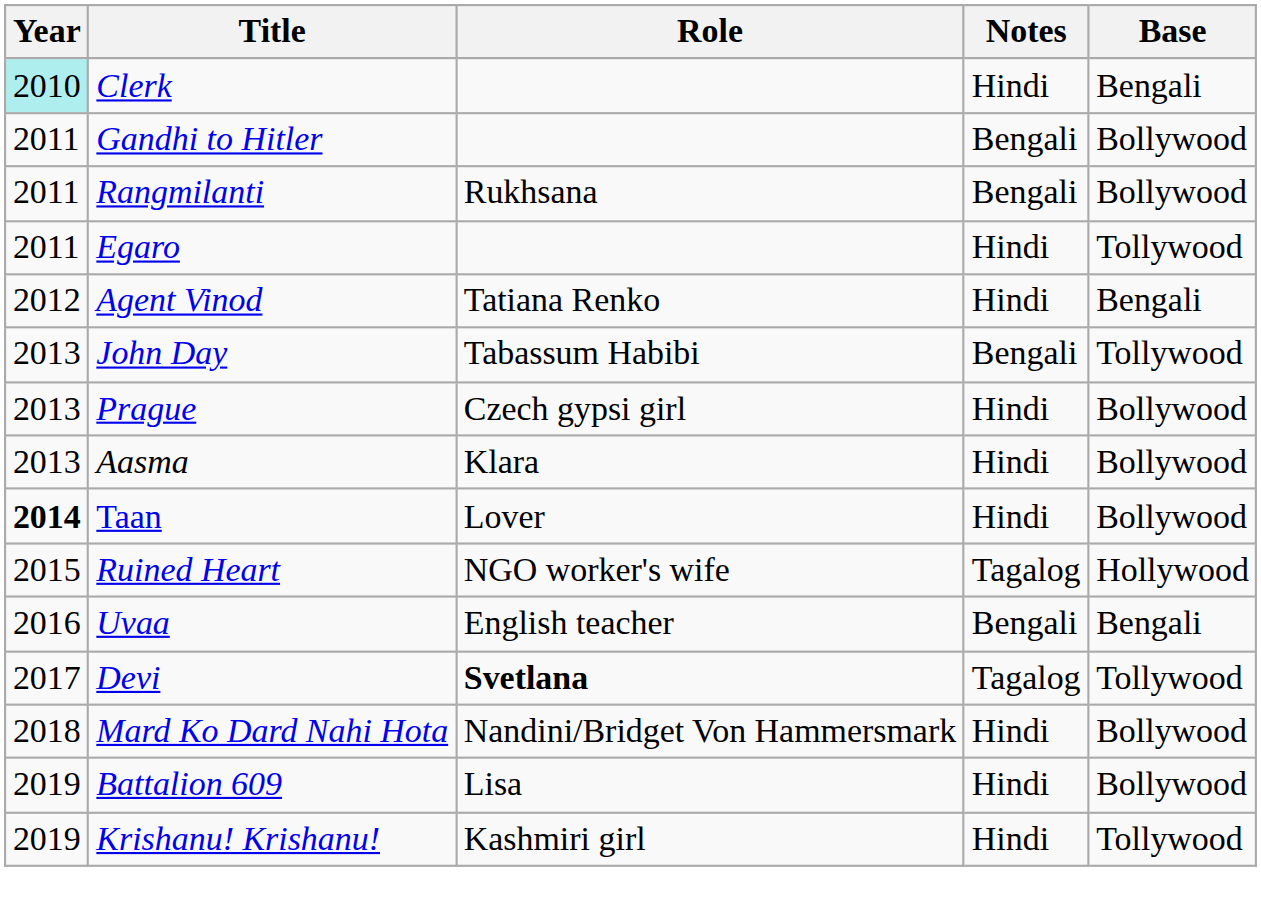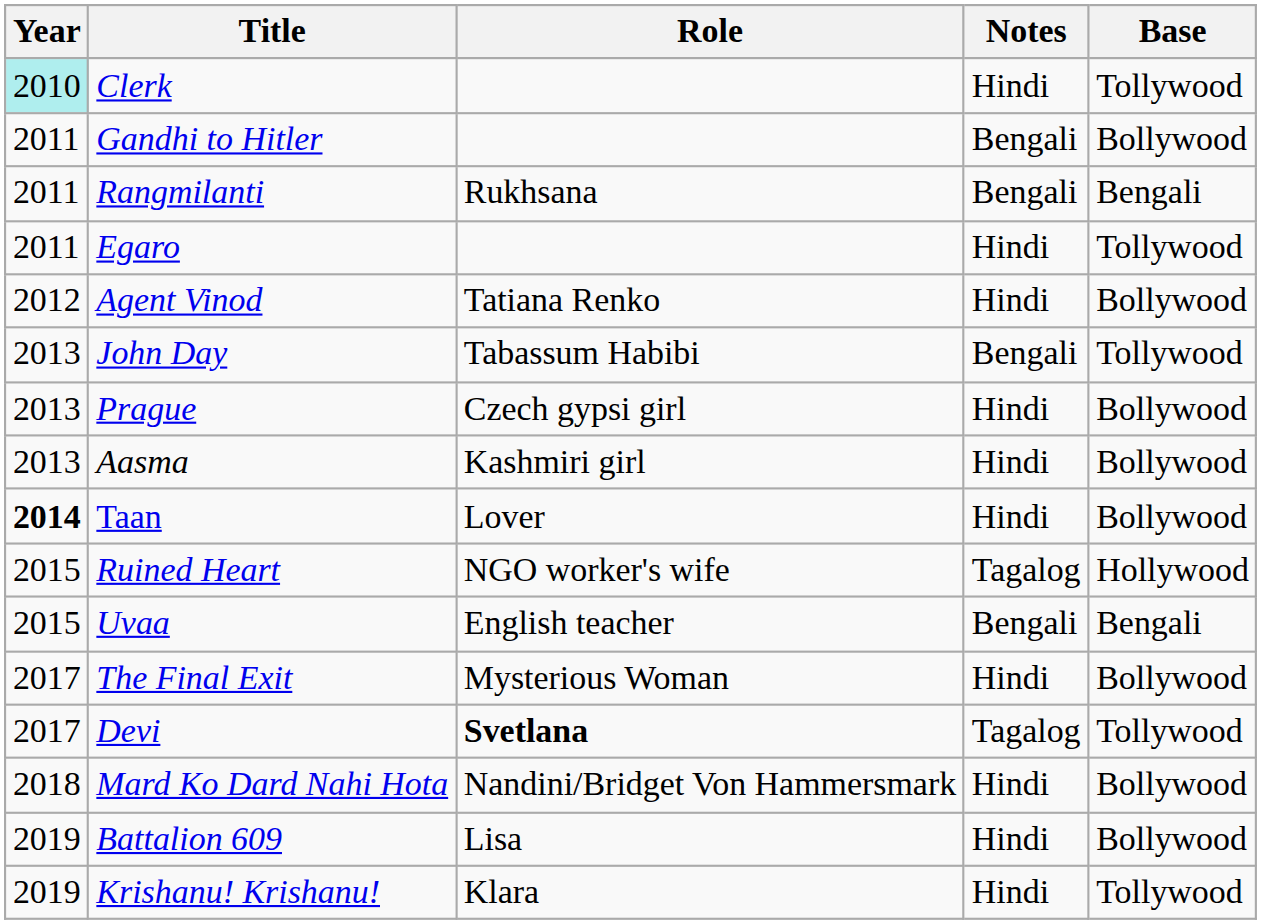(1149, 85) Bengali -> (1169, 85) Tollywood
(1172, 192) Bollywood -> (1149, 192) Bengali
(1149, 300) Bengali -> (1172, 300) Bollywood
(501, 461) Klara -> (555, 461) Kashmiri girl
(47, 623) 2016 -> (47, 623) 2015
+ row: (194, 676)
(555, 838) Kashmiri girl -> (501, 892) Klara
